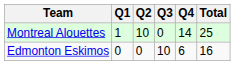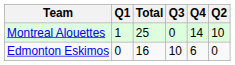columns swapped: (144, 13) <-> (213, 13)
